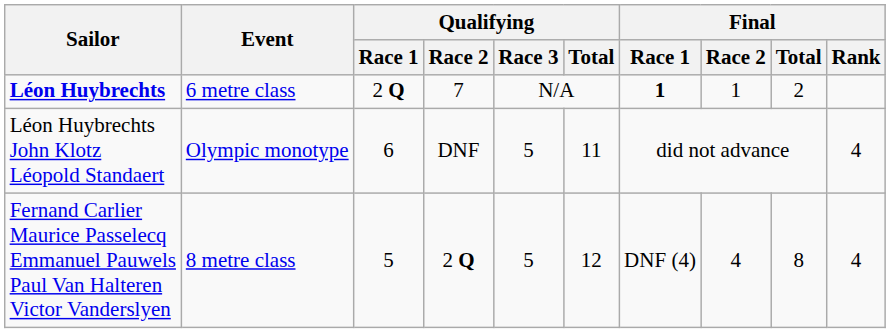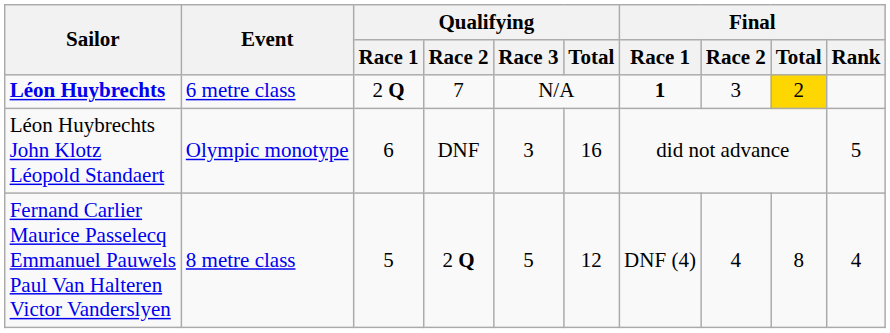(736, 91) 1 -> (736, 91) 3
(799, 91) no background -> (799, 91) gold background
(528, 151) 5 -> (528, 151) 3
(591, 151) 11 -> (591, 151) 16
(856, 151) 4 -> (856, 151) 5
